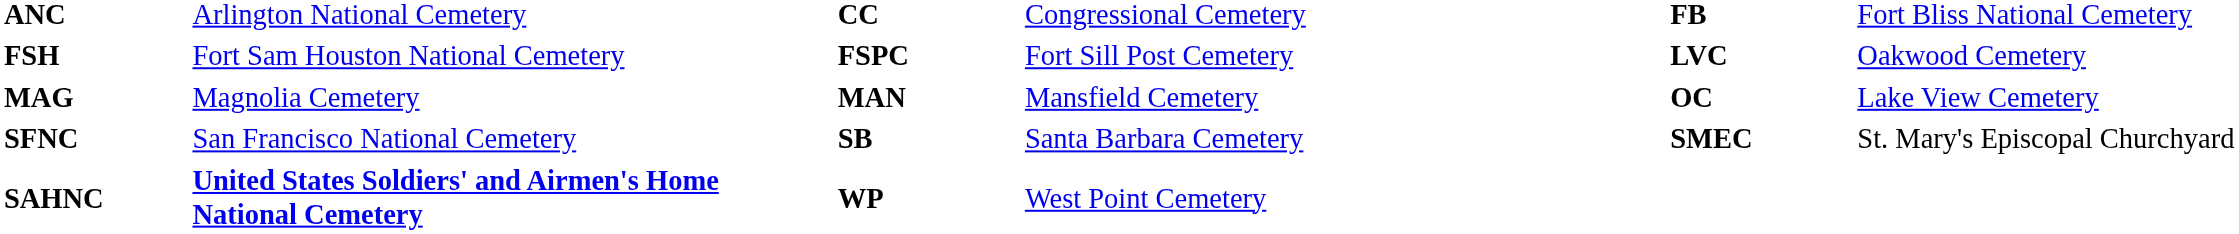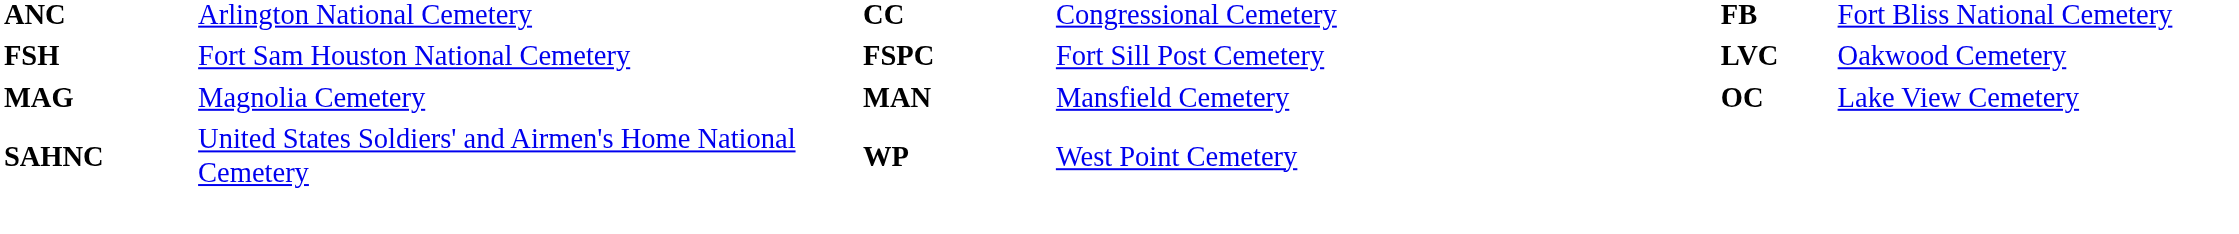- row: (41, 139)
(456, 197) bold -> (497, 155) normal
